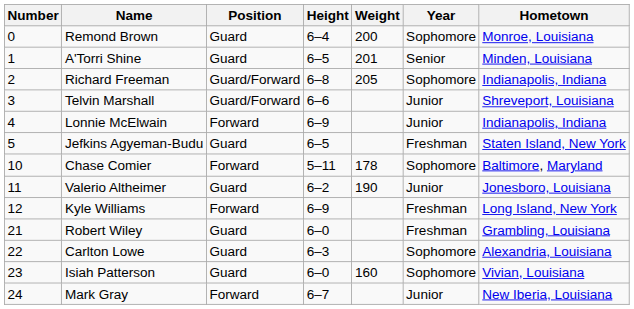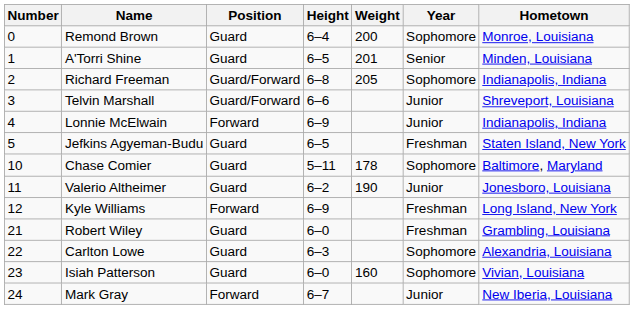(234, 165) Forward -> (228, 165) Guard
